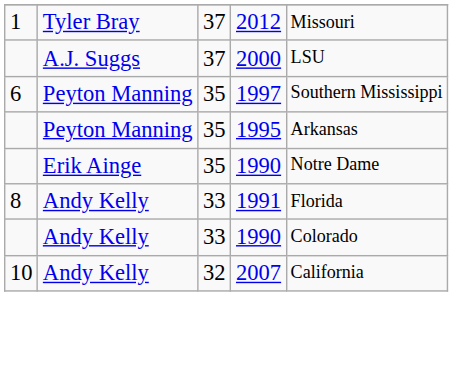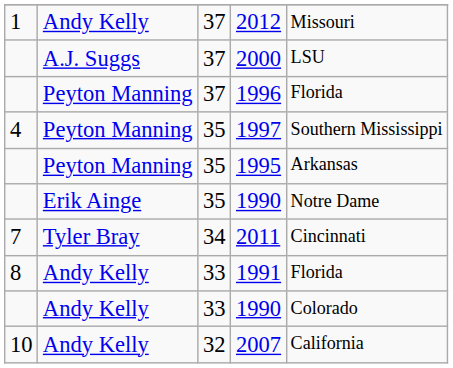(91, 22) Tyler Bray -> (96, 22) Andy Kelly
+ row: (214, 93)
(16, 93) 6 -> (16, 129) 4
+ row: (214, 237)
